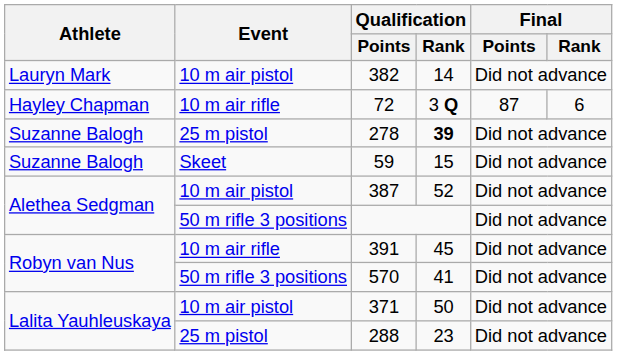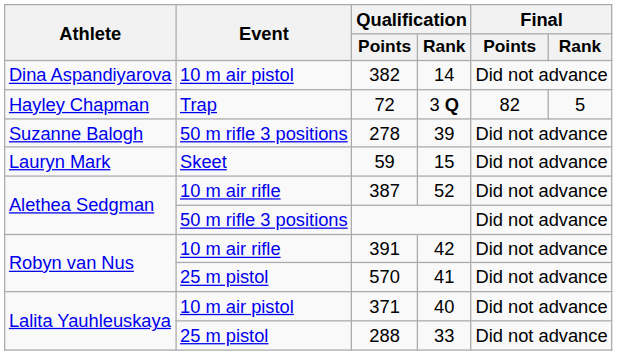(60, 76) Lauryn Mark -> (90, 76) Dina Aspandiyarova
(230, 105) 10 m air rifle -> (199, 105) Trap
(509, 105) 87 -> (510, 105) 82
(579, 105) 6 -> (580, 105) 5
(224, 133) 25 m pistol -> (264, 133) 50 m rifle 3 positions
(444, 133) bold -> (444, 133) normal
(76, 162) Suzanne Balogh -> (60, 162) Lauryn Mark
(236, 191) 10 m air pistol -> (230, 191) 10 m air rifle
(444, 249) 45 -> (444, 249) 42
(263, 278) 50 m rifle 3 positions -> (224, 278) 25 m pistol
(444, 307) 50 -> (444, 307) 40
(444, 336) 23 -> (444, 336) 33
